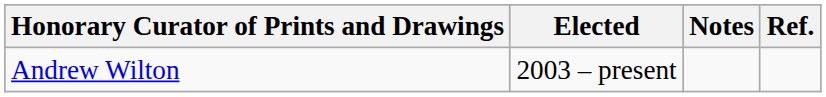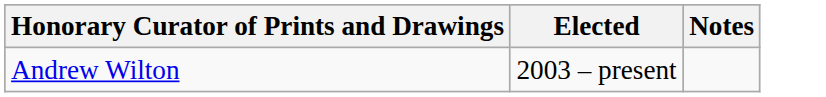- column: (791, 26)
